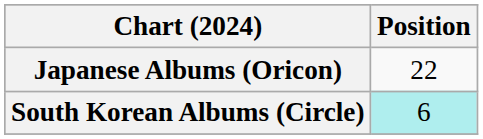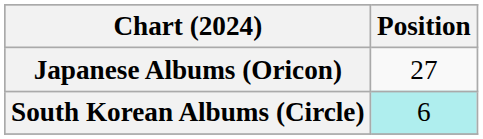(424, 69) 22 -> (424, 69) 27
